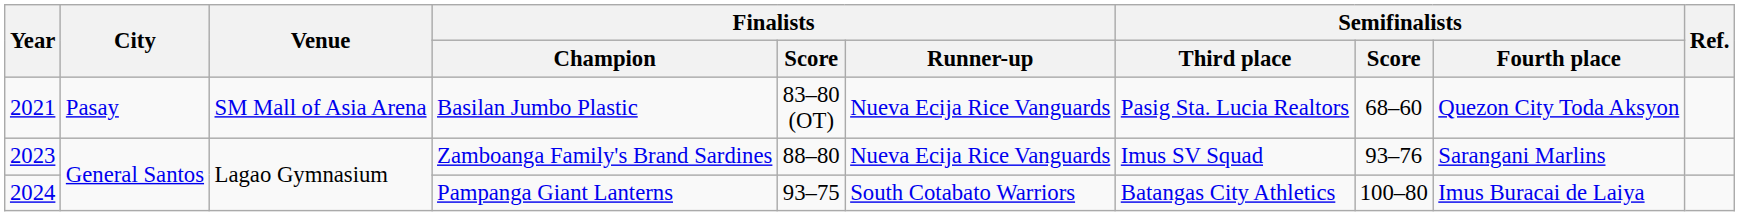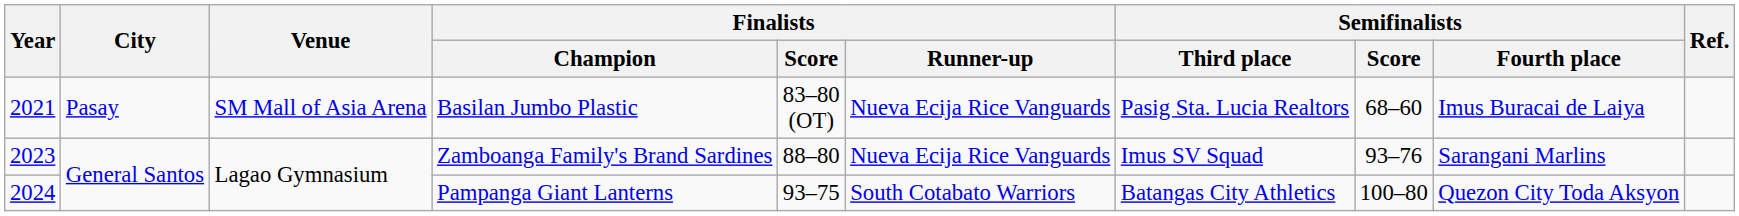(1559, 107) Quezon City Toda Aksyon -> (1541, 107) Imus Buracai de Laiya
(1541, 192) Imus Buracai de Laiya -> (1559, 192) Quezon City Toda Aksyon
